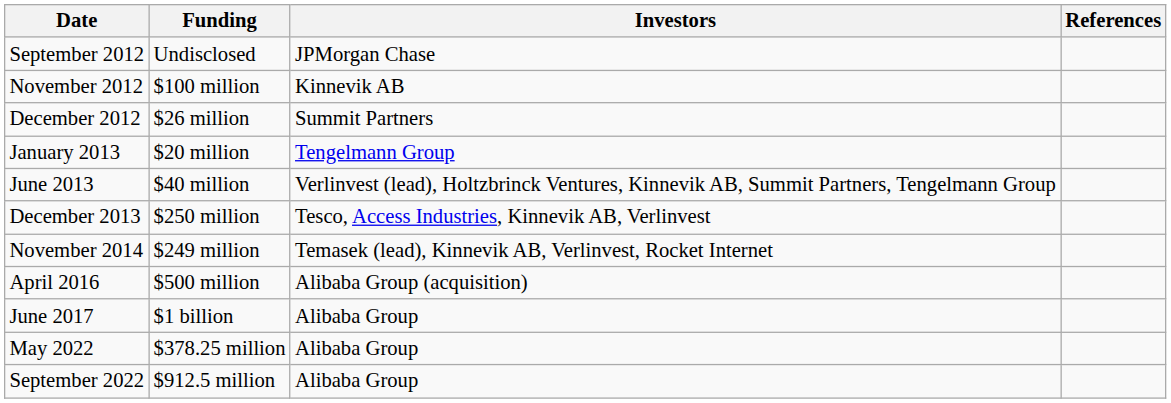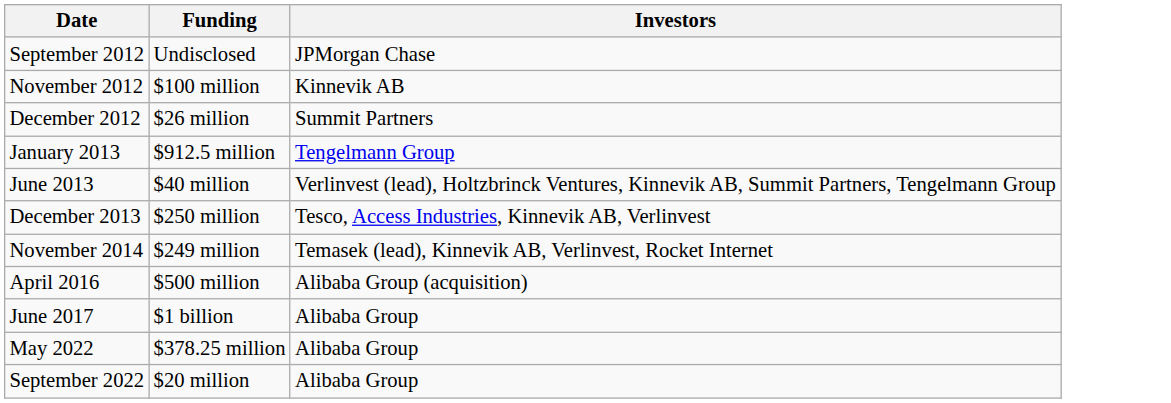- column: (1113, 20)
(202, 151) $20 million -> (214, 151) $912.5 million
(214, 380) $912.5 million -> (202, 380) $20 million
